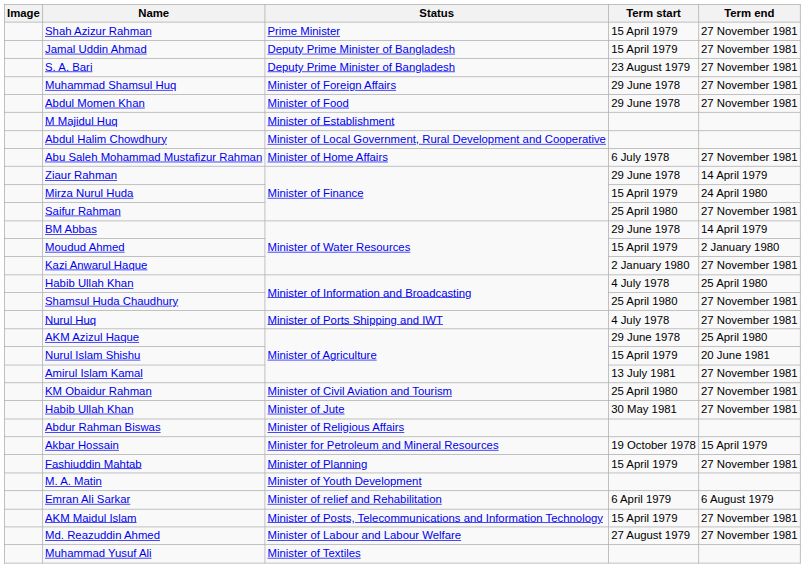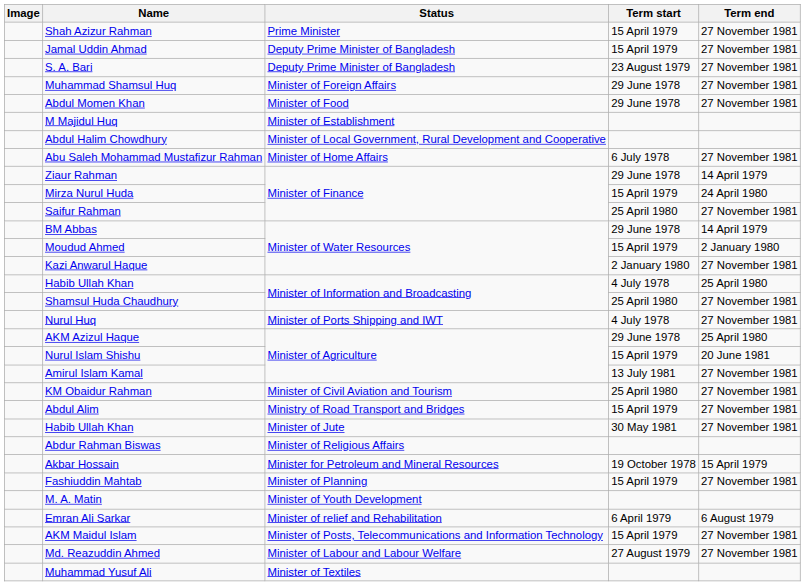+ row: (72, 409)
